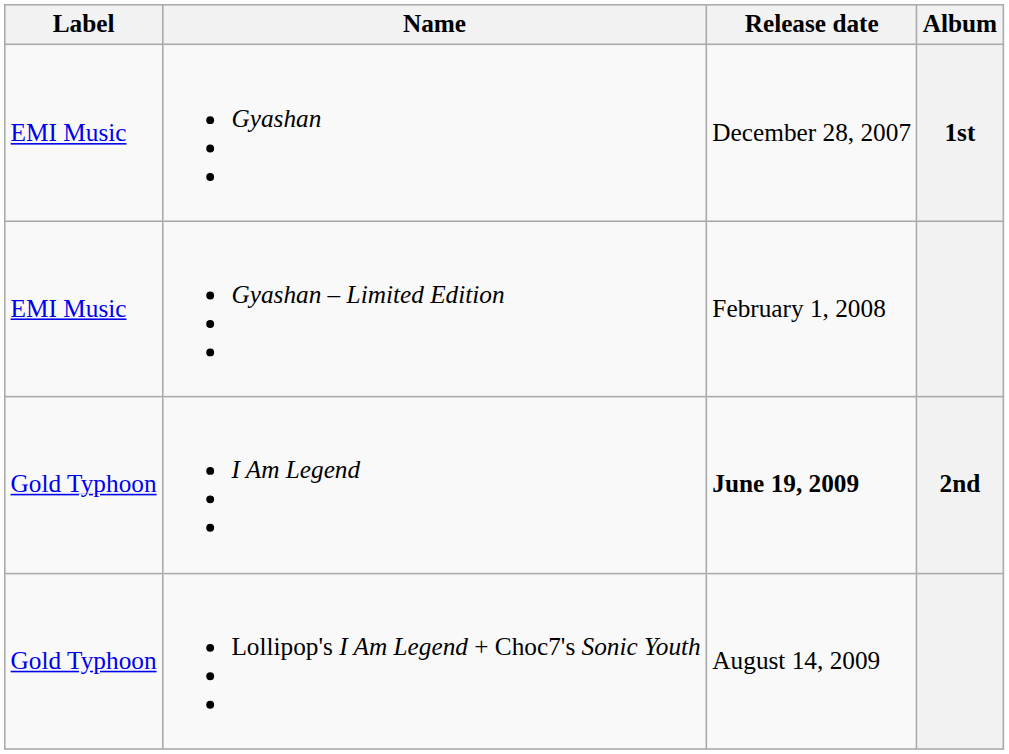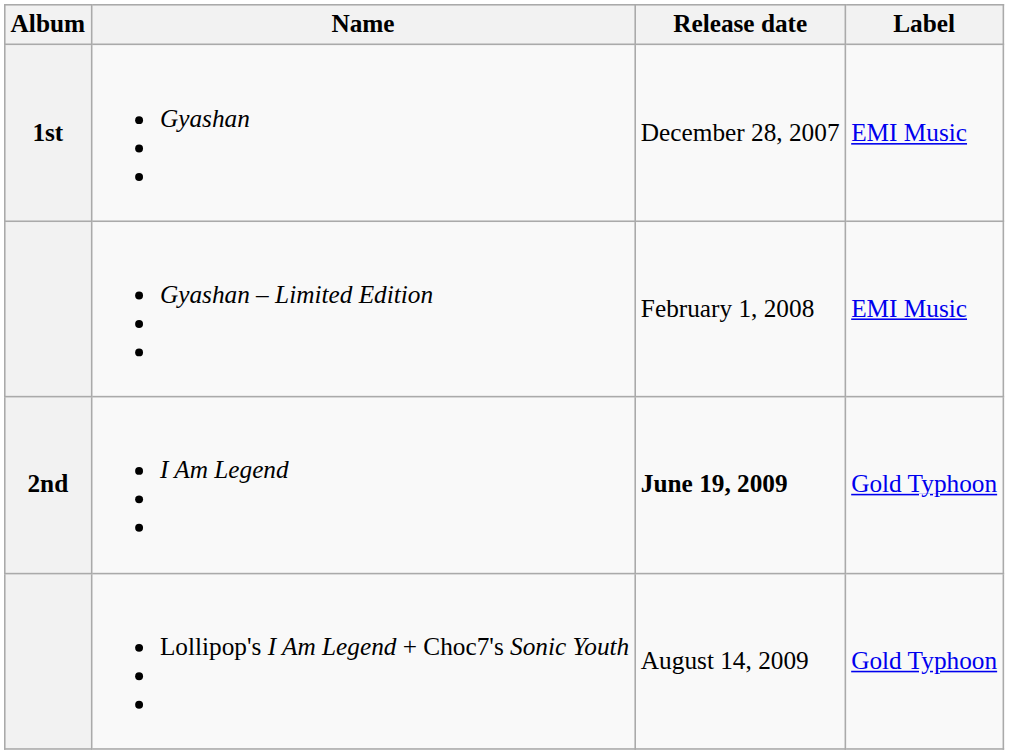columns swapped: (960, 24) <-> (84, 24)
